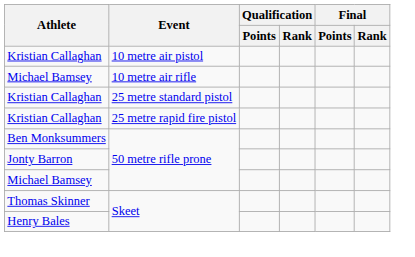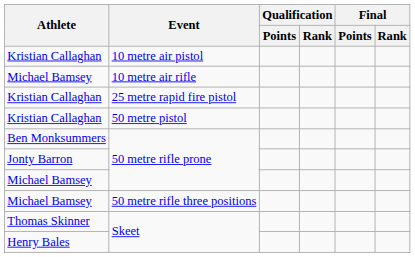- row: (54, 97)
+ row: (54, 118)
+ row: (50, 201)
